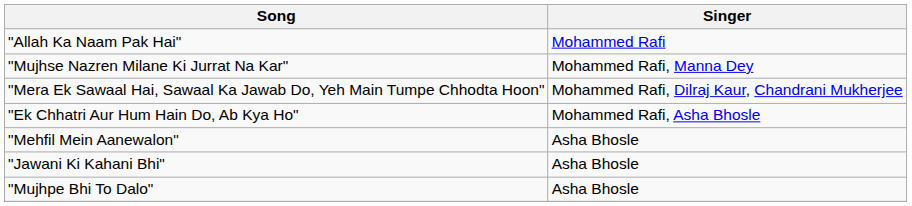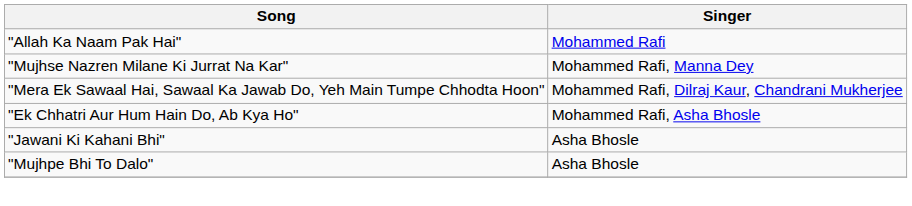- row: (93, 139)
